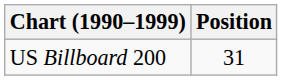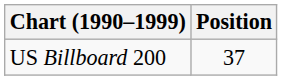(234, 57) 31 -> (234, 57) 37
